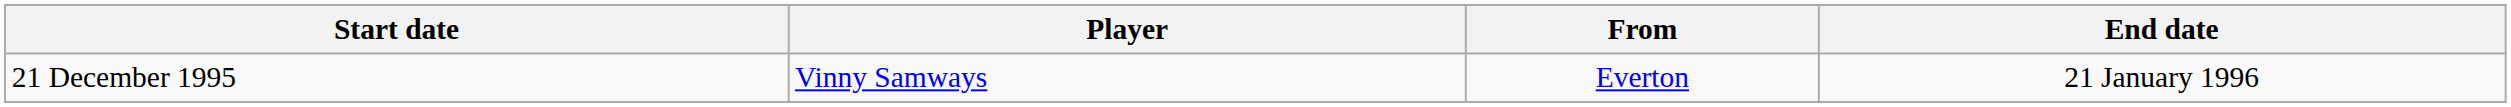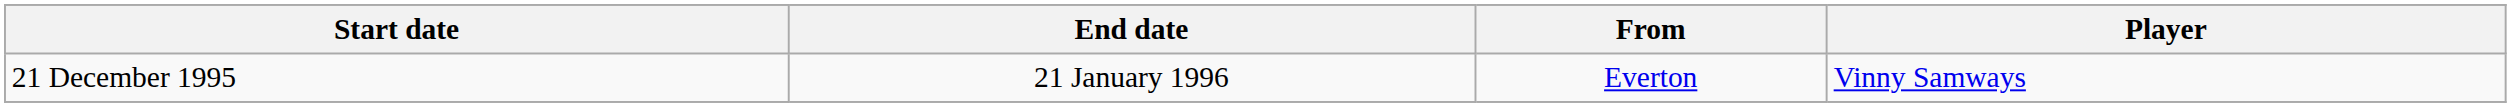columns swapped: (1127, 28) <-> (2162, 28)
